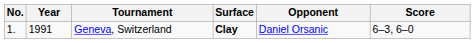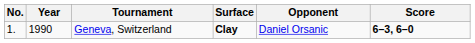(40, 29) 1991 -> (40, 29) 1990
(393, 29) normal -> (393, 29) bold
